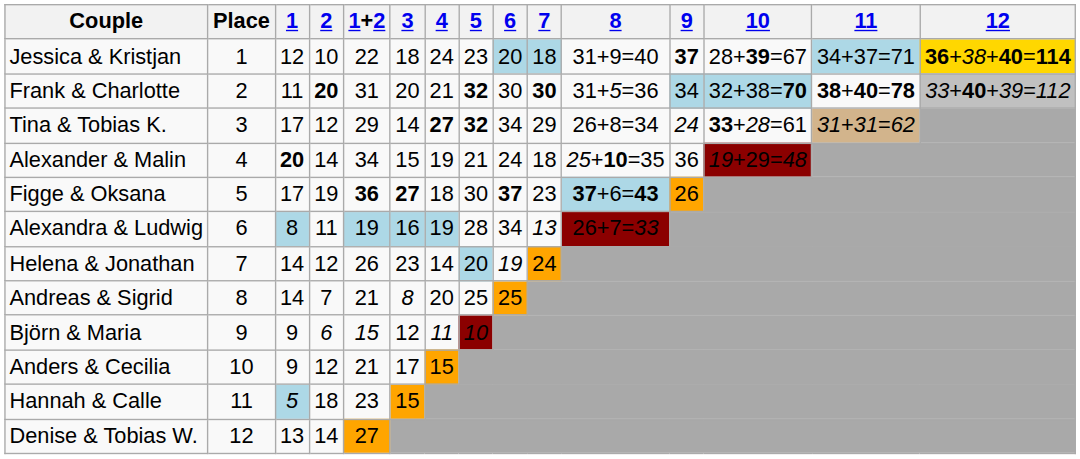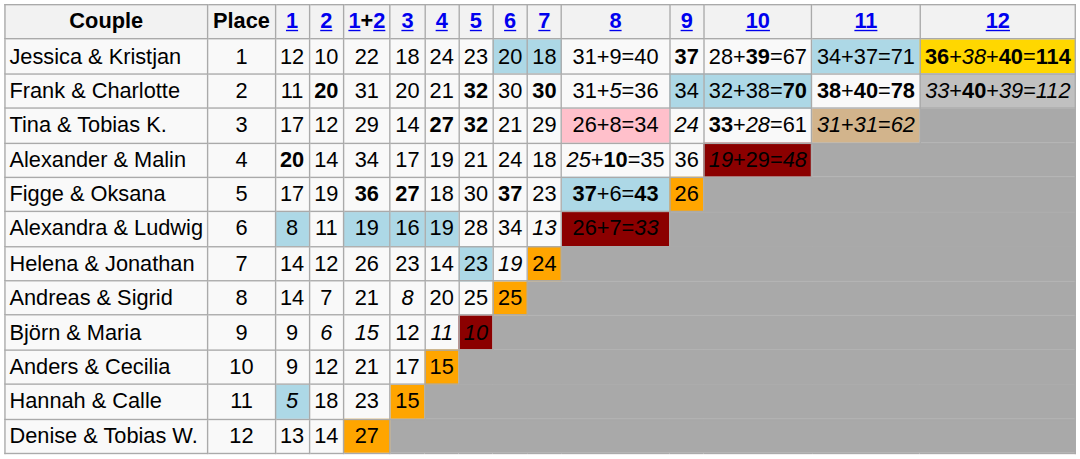(510, 125) 34 -> (510, 125) 21
(616, 125) no background -> (616, 125) pink background
(407, 159) 15 -> (407, 159) 17
(476, 263) 20 -> (476, 263) 23
